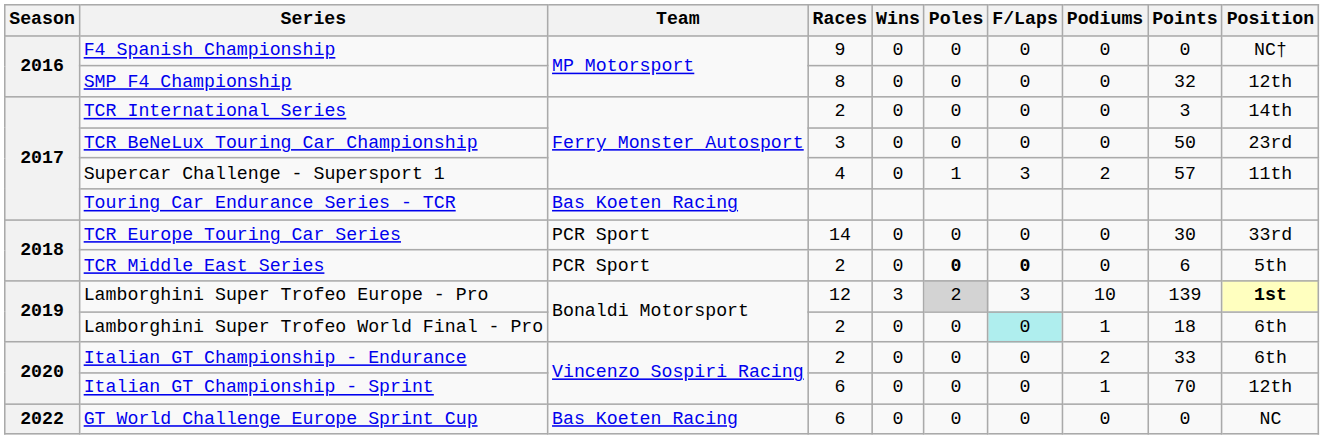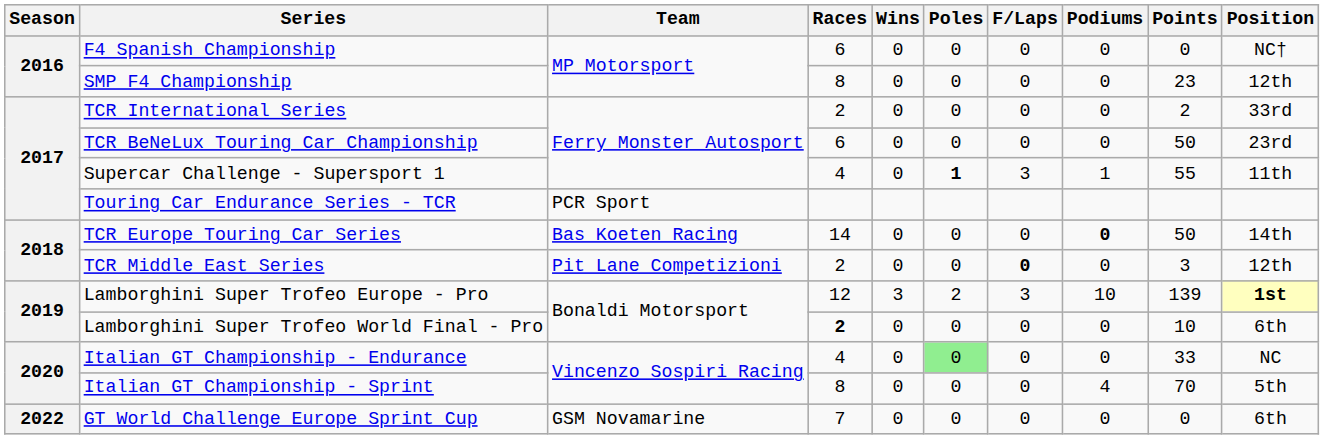(840, 50) 9 -> (840, 50) 6
(1185, 81) 32 -> (1185, 81) 23
(1185, 112) 3 -> (1185, 112) 2
(1270, 112) 14th -> (1270, 112) 33rd
(840, 142) 3 -> (840, 142) 6
(956, 173) normal -> (956, 173) bold
(1105, 173) 2 -> (1105, 173) 1
(1185, 173) 57 -> (1185, 173) 55
(645, 204) Bas Koeten Racing -> (601, 204) PCR Sport
(601, 234) PCR Sport -> (645, 234) Bas Koeten Racing
(1105, 234) normal -> (1105, 234) bold
(1185, 234) 30 -> (1185, 234) 50
(1270, 234) 33rd -> (1270, 234) 14th
(601, 265) PCR Sport -> (667, 265) Pit Lane Competizioni
(956, 265) bold -> (956, 265) normal
(1185, 265) 6 -> (1185, 265) 3
(1270, 265) 5th -> (1270, 265) 12th
(956, 296) lightgrey background -> (956, 296) no background
(840, 326) normal -> (840, 326) bold
(1025, 326) paleturquoise background -> (1025, 326) no background
(1105, 326) 1 -> (1105, 326) 0
(1185, 326) 18 -> (1185, 326) 10
(840, 357) 2 -> (840, 357) 4
(956, 357) no background -> (956, 357) lightgreen background
(1105, 357) 2 -> (1105, 357) 0
(1270, 357) 6th -> (1270, 357) NC
(840, 388) 6 -> (840, 388) 8
(1105, 388) 1 -> (1105, 388) 4
(1270, 388) 12th -> (1270, 388) 5th
(645, 418) Bas Koeten Racing -> (629, 418) GSM Novamarine
(840, 418) 6 -> (840, 418) 7
(1270, 418) NC -> (1270, 418) 6th
